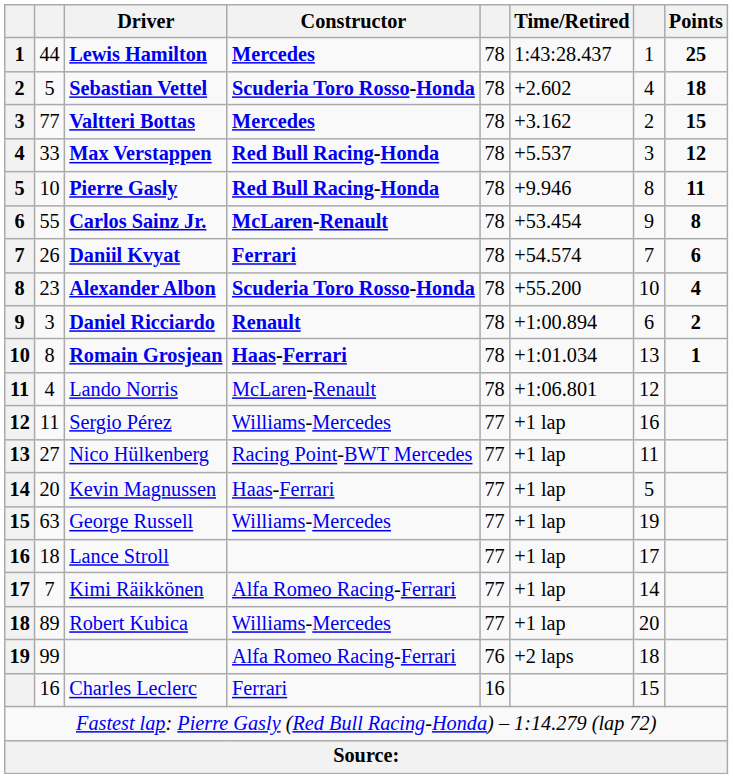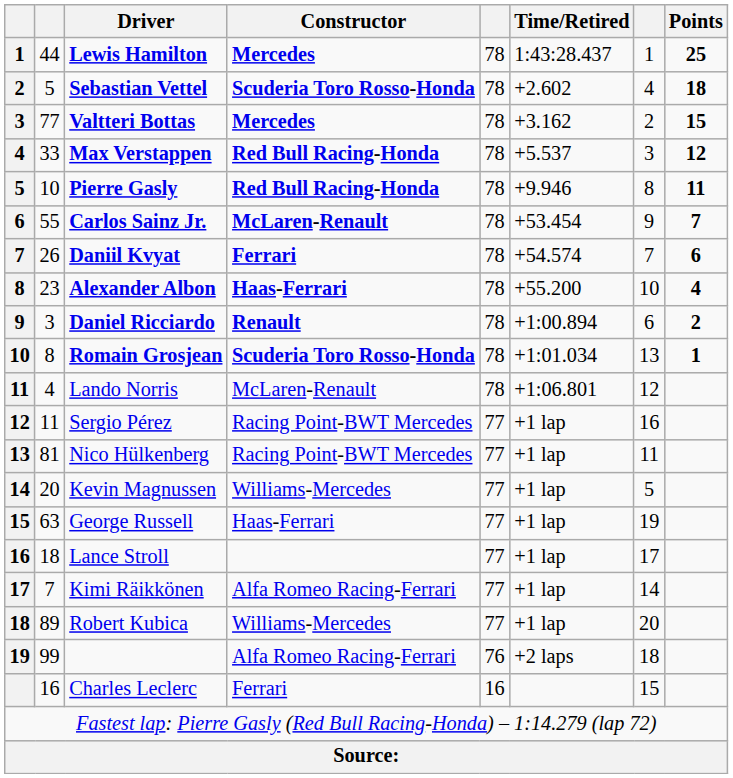(696, 221) 8 -> (696, 221) 7
(353, 288) Scuderia Toro Rosso-Honda -> (289, 288) Haas-Ferrari
(289, 355) Haas-Ferrari -> (353, 355) Scuderia Toro Rosso-Honda
(312, 421) Williams-Mercedes -> (352, 421) Racing Point-BWT Mercedes
(50, 455) 27 -> (50, 455) 81
(283, 488) Haas-Ferrari -> (312, 488) Williams-Mercedes
(312, 522) Williams-Mercedes -> (283, 522) Haas-Ferrari
